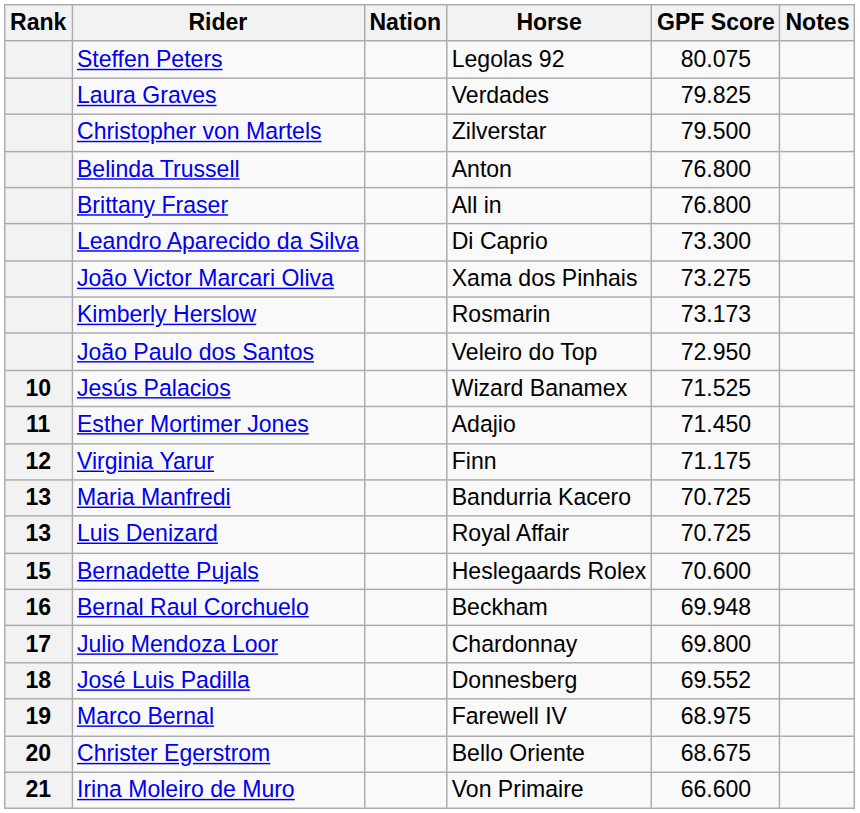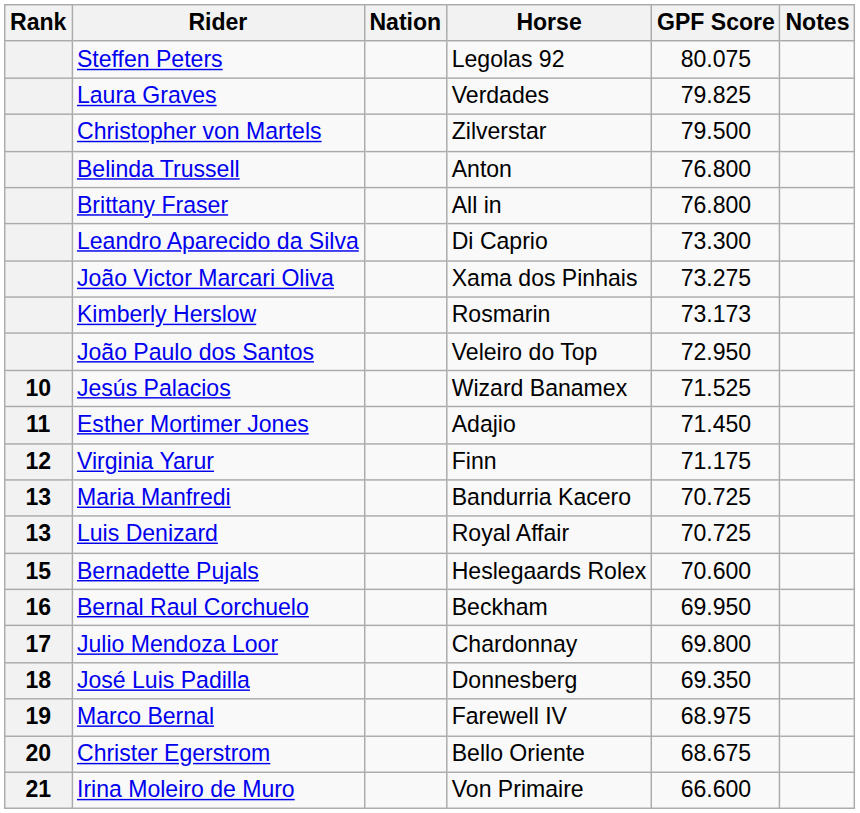(716, 607) 69.948 -> (716, 607) 69.950
(716, 680) 69.552 -> (716, 680) 69.350
